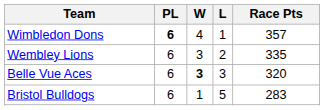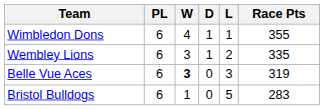+ column: (209, 14)
(170, 34) bold -> (160, 34) normal
(276, 34) 357 -> (279, 34) 355
(276, 74) 320 -> (279, 74) 319
